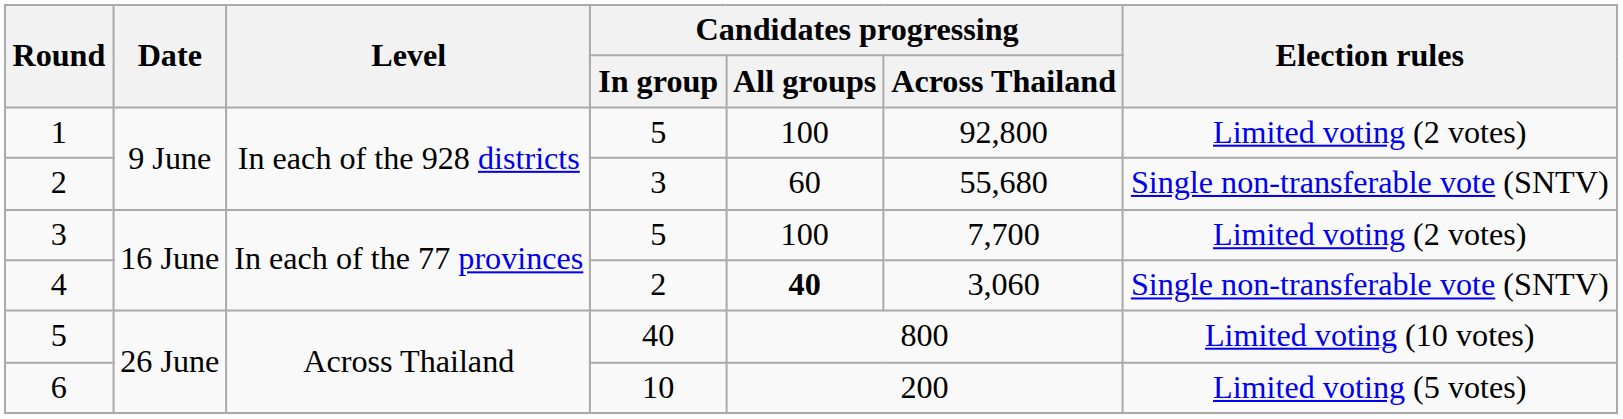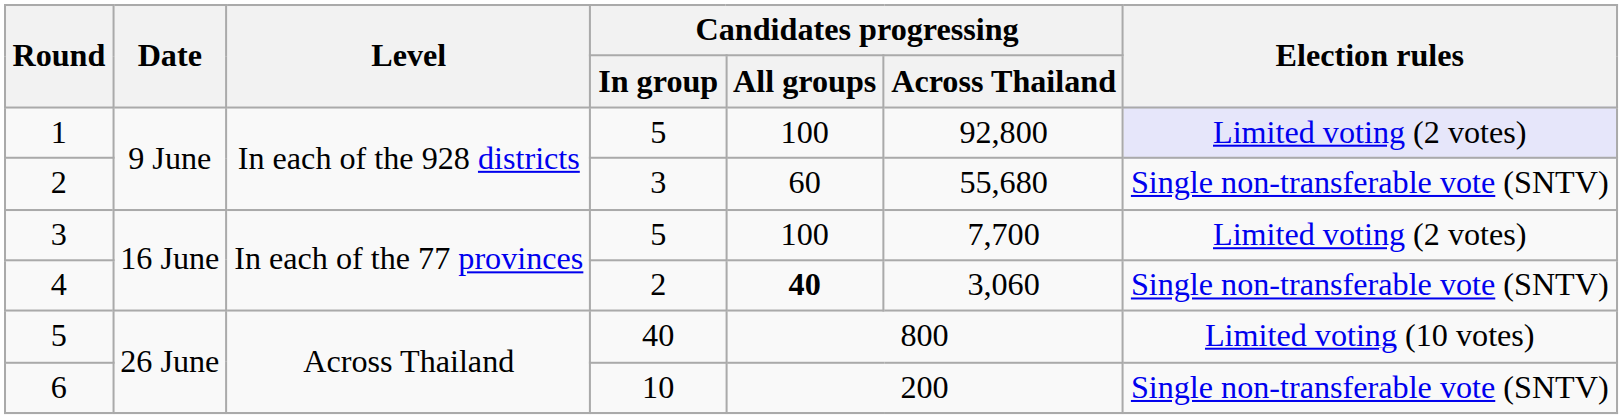(1370, 132) no background -> (1370, 132) lavender background
(1370, 387) Limited voting (5 votes) -> (1370, 387) Single non-transferable vote (SNTV)
